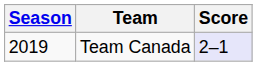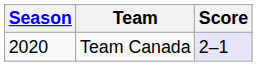(28, 46) 2019 -> (28, 46) 2020
